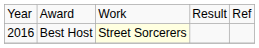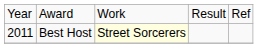(21, 33) 2016 -> (20, 33) 2011
